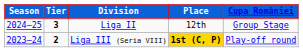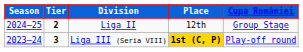(56, 25) 3 -> (56, 25) 2
(56, 39) 2 -> (56, 39) 3
